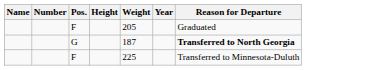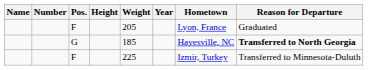+ column: (206, 12)
(129, 42) 187 -> (129, 42) 185
